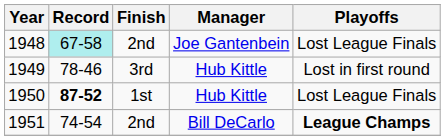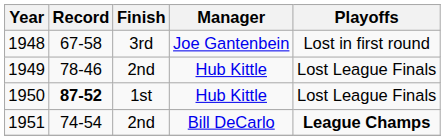(81, 43) paleturquoise background -> (81, 43) no background
(141, 43) 2nd -> (141, 43) 3rd
(367, 43) Lost League Finals -> (367, 43) Lost in first round
(141, 69) 3rd -> (141, 69) 2nd
(367, 69) Lost in first round -> (367, 69) Lost League Finals
